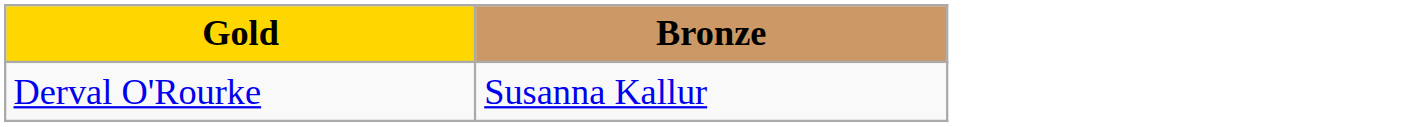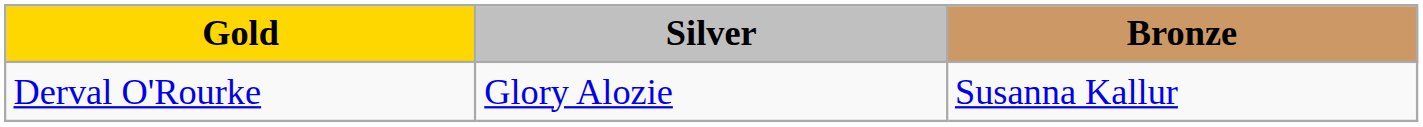+ column: (711, 33)
